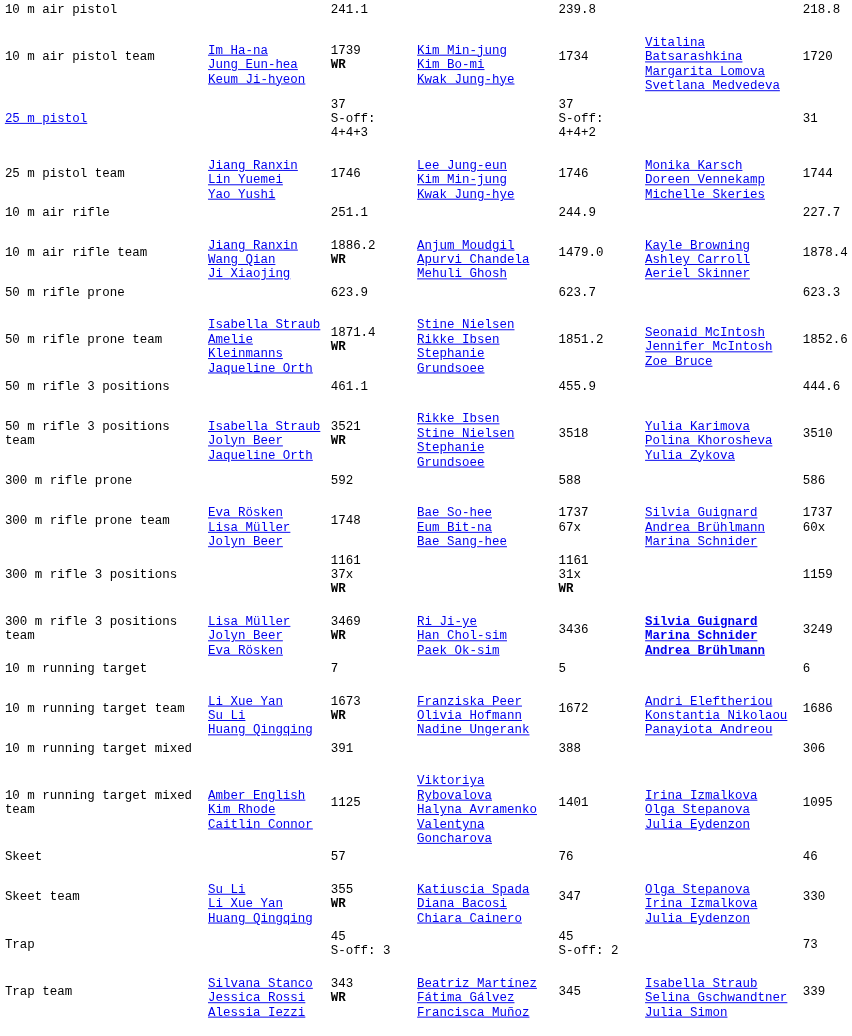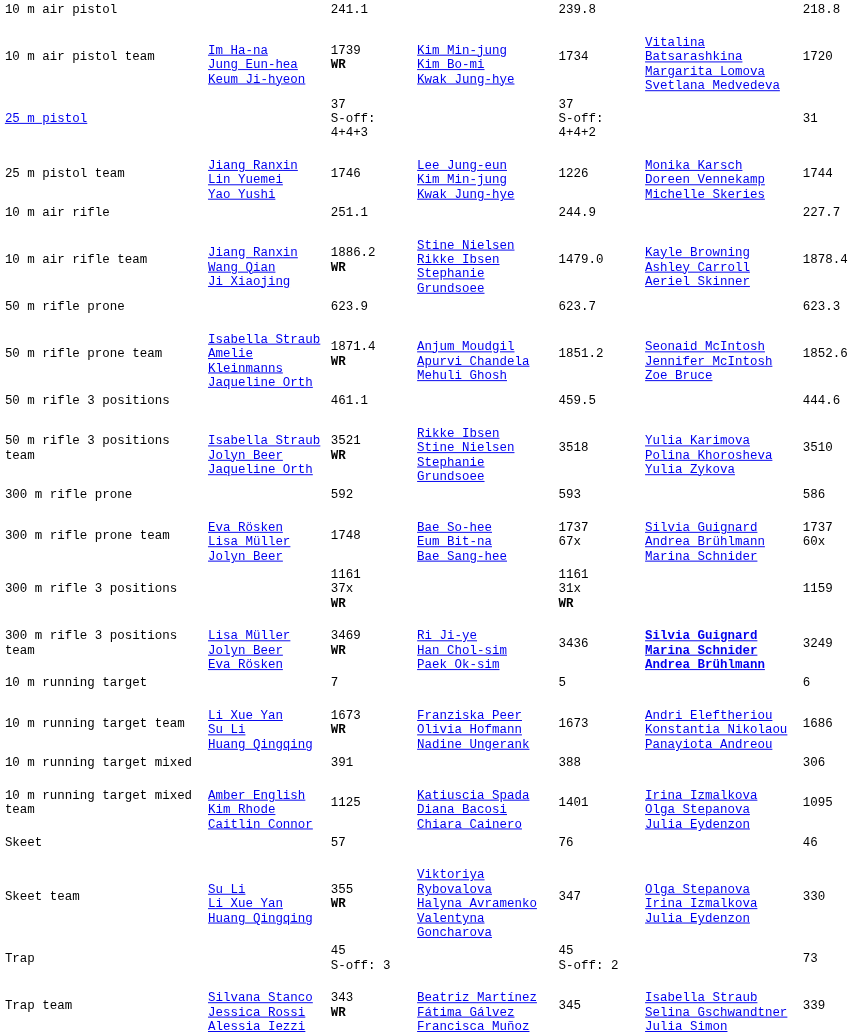(574, 173) 1746 -> (574, 173) 1226
(473, 260) Anjum Moudgil Apurvi Chandela Mehuli Ghosh -> (466, 267) Stine Nielsen Rikke Ibsen Stephanie Grundsoee
(466, 347) Stine Nielsen Rikke Ibsen Stephanie Grundsoee -> (473, 361) Anjum Moudgil Apurvi Chandela Mehuli Ghosh
(577, 386) 455.9 -> (577, 401) 459.5
(570, 480) 588 -> (570, 495) 593
(574, 708) 1672 -> (574, 723) 1673
(477, 810) Viktoriya Rybovalova Halyna Avramenko Valentyna Goncharova -> (473, 810) Katiuscia Spada Diana Bacosi Chiara Cainero
(473, 904) Katiuscia Spada Diana Bacosi Chiara Cainero -> (477, 904) Viktoriya Rybovalova Halyna Avramenko Valentyna Goncharova
